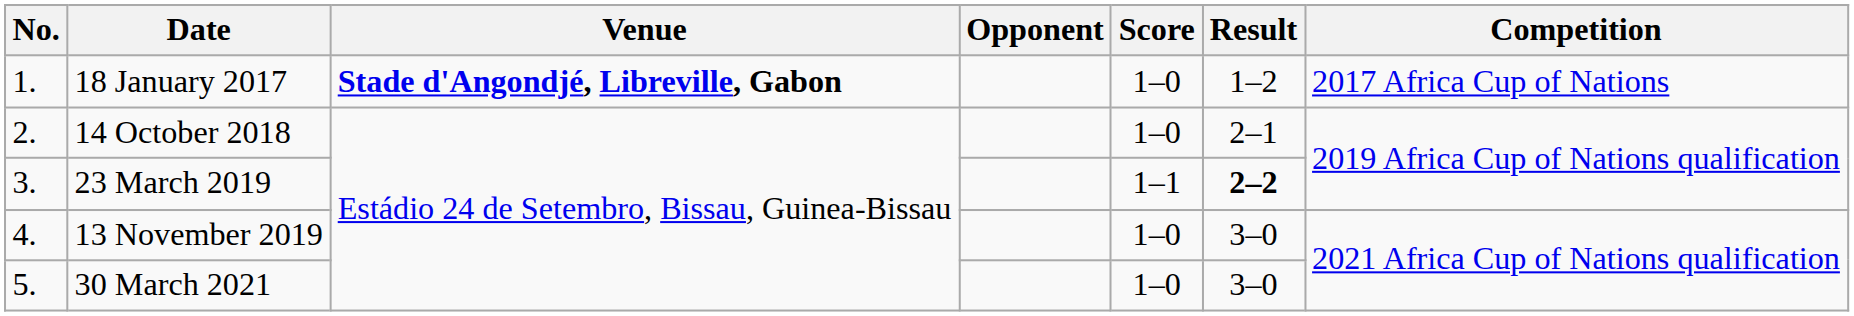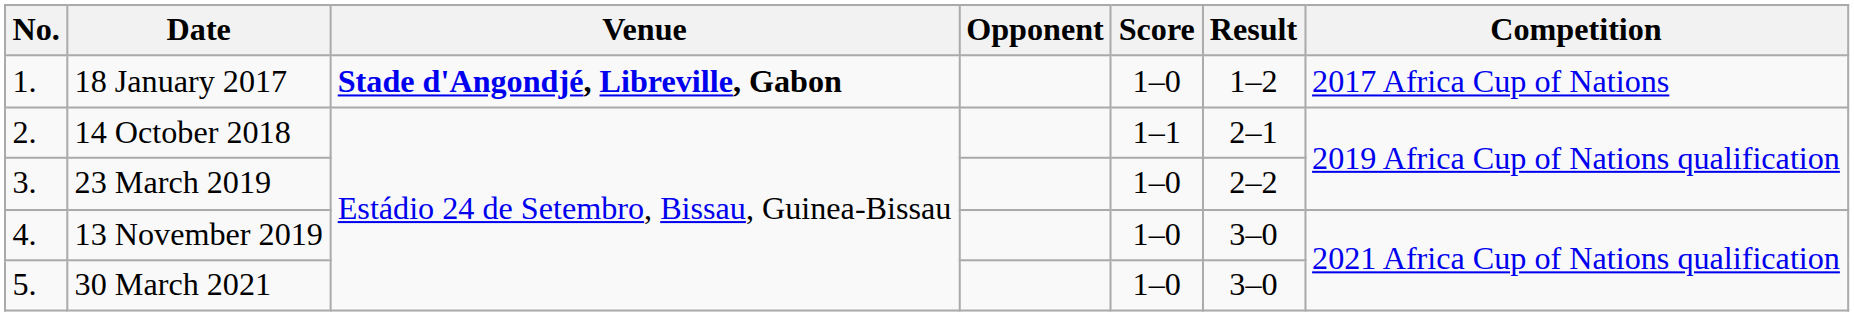(1157, 132) 1–0 -> (1157, 132) 1–1
(1157, 183) 1–1 -> (1157, 183) 1–0
(1253, 183) bold -> (1253, 183) normal
